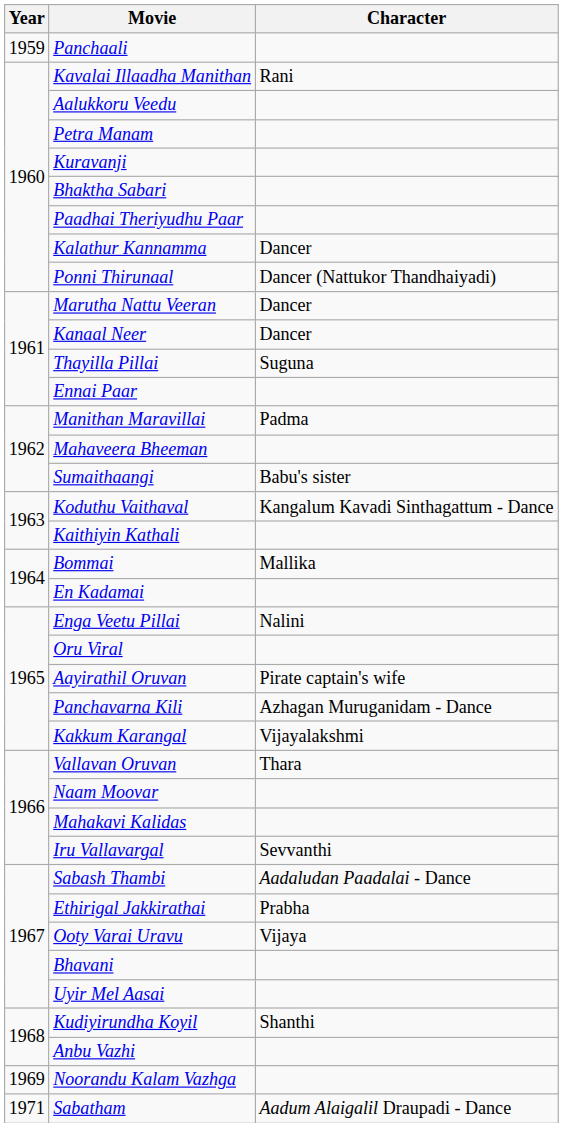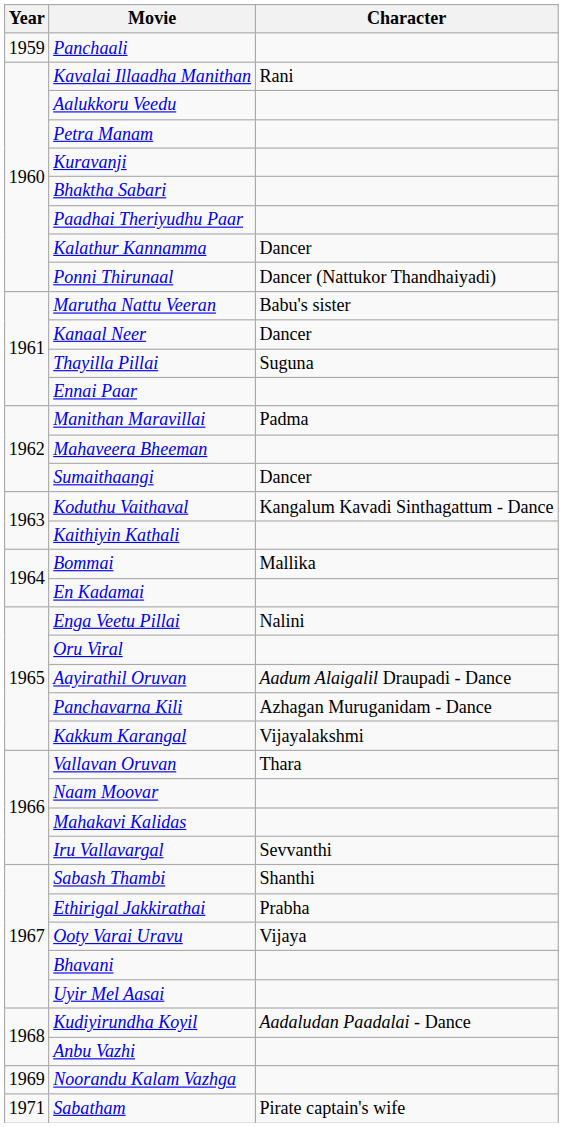(286, 305) Dancer -> (305, 305) Babu's sister
(305, 477) Babu's sister -> (286, 477) Dancer
(332, 678) Pirate captain's wife -> (385, 678) Aadum Alaigalil Draupadi - Dance
(365, 879) Aadaludan Paadalai - Dance -> (287, 879) Shanthi
(287, 1022) Shanthi -> (365, 1022) Aadaludan Paadalai - Dance
(385, 1108) Aadum Alaigalil Draupadi - Dance -> (332, 1108) Pirate captain's wife
